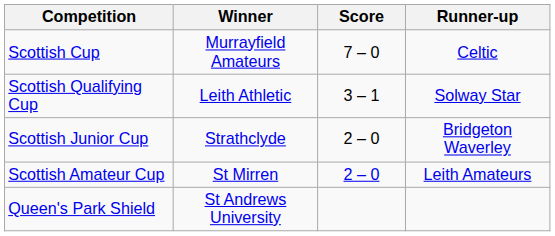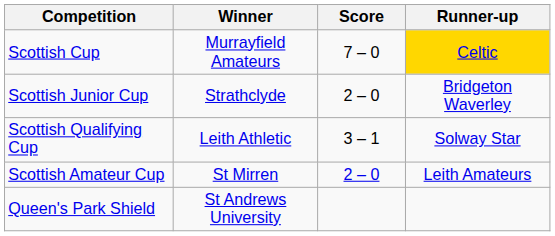(477, 52) no background -> (477, 52) gold background
rows swapped: (75, 95) <-> (78, 139)
